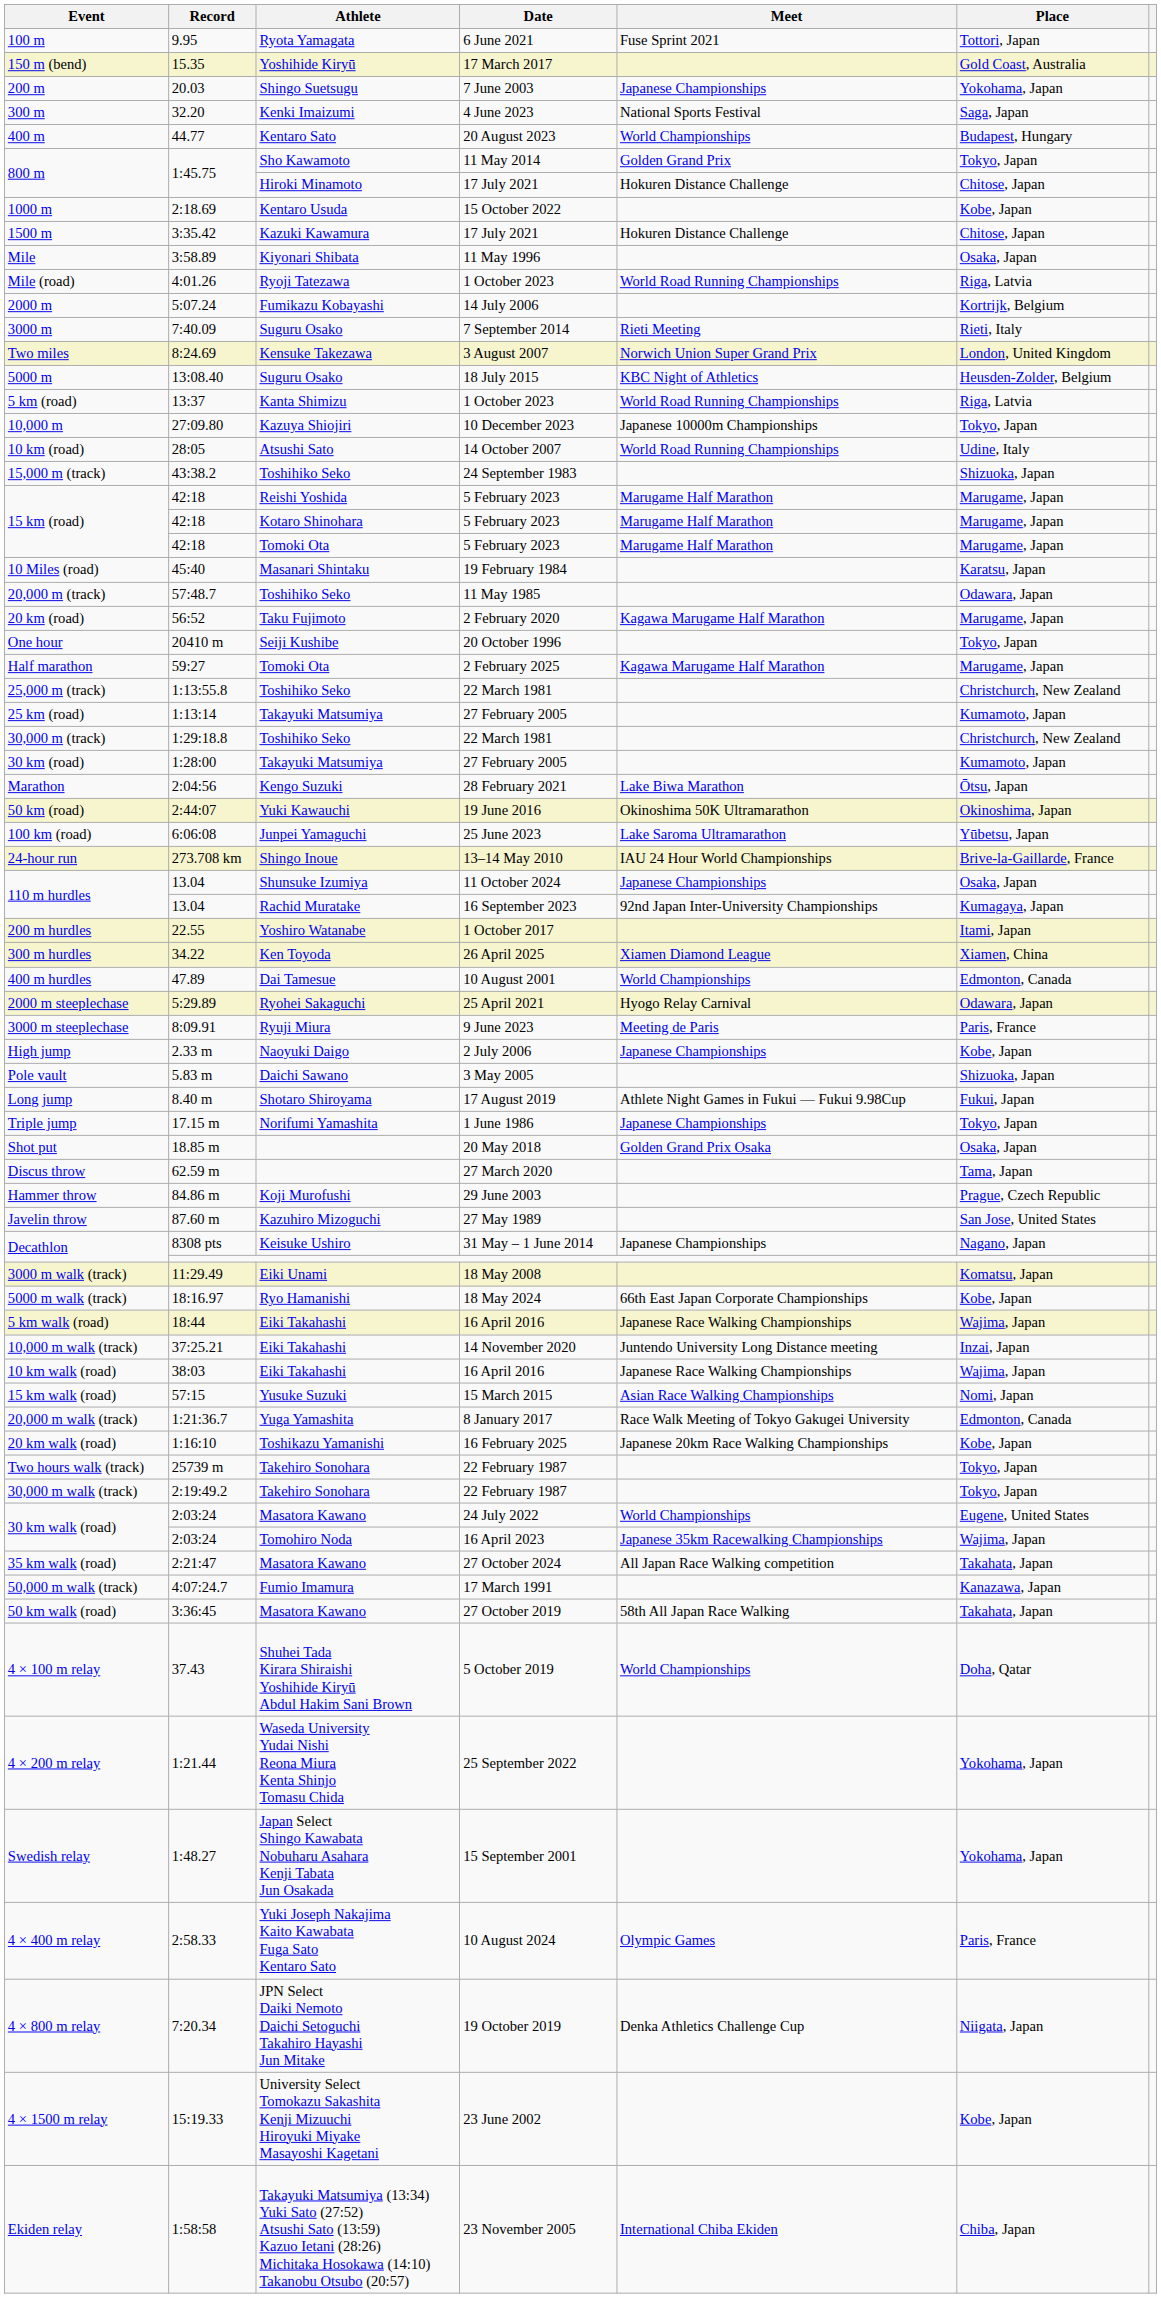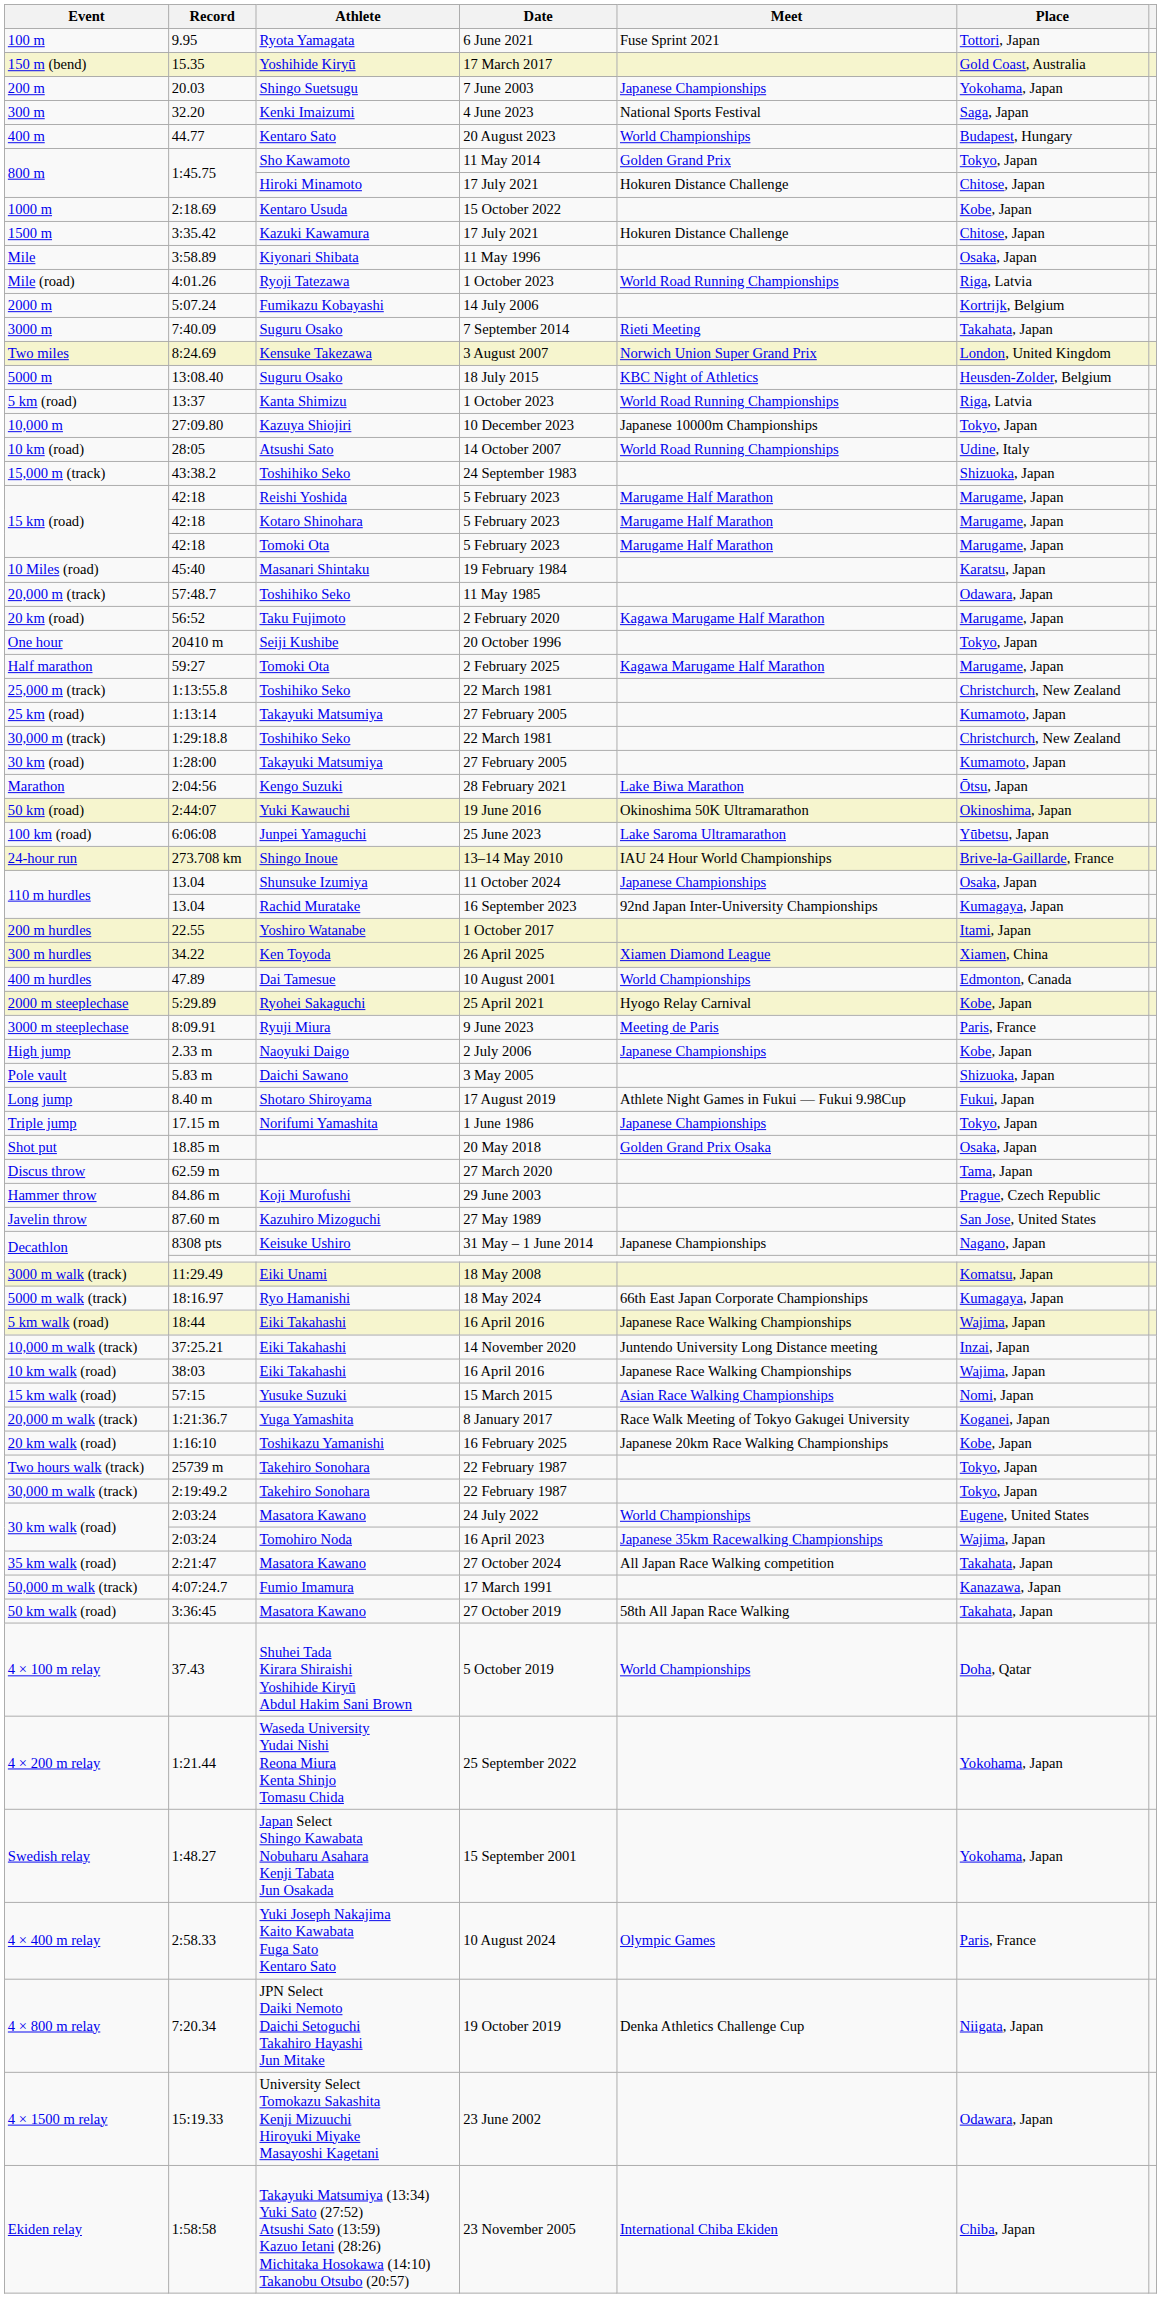(991, 329) Rieti, Italy -> (1006, 329) Takahata, Japan
(1006, 1003) Odawara, Japan -> (996, 1003) Kobe, Japan
(996, 1298) Kobe, Japan -> (1012, 1298) Kumagaya, Japan
(1016, 1418) Edmonton, Canada -> (1005, 1418) Koganei, Japan
(996, 2118) Kobe, Japan -> (1006, 2118) Odawara, Japan
